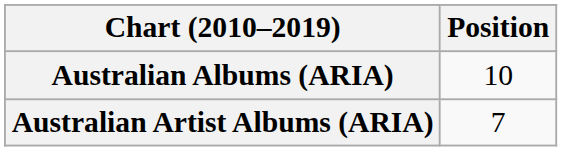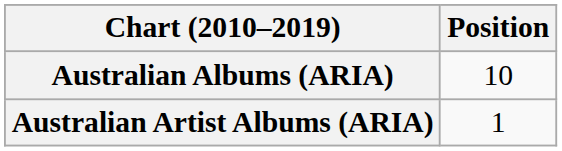(498, 121) 7 -> (498, 121) 1
